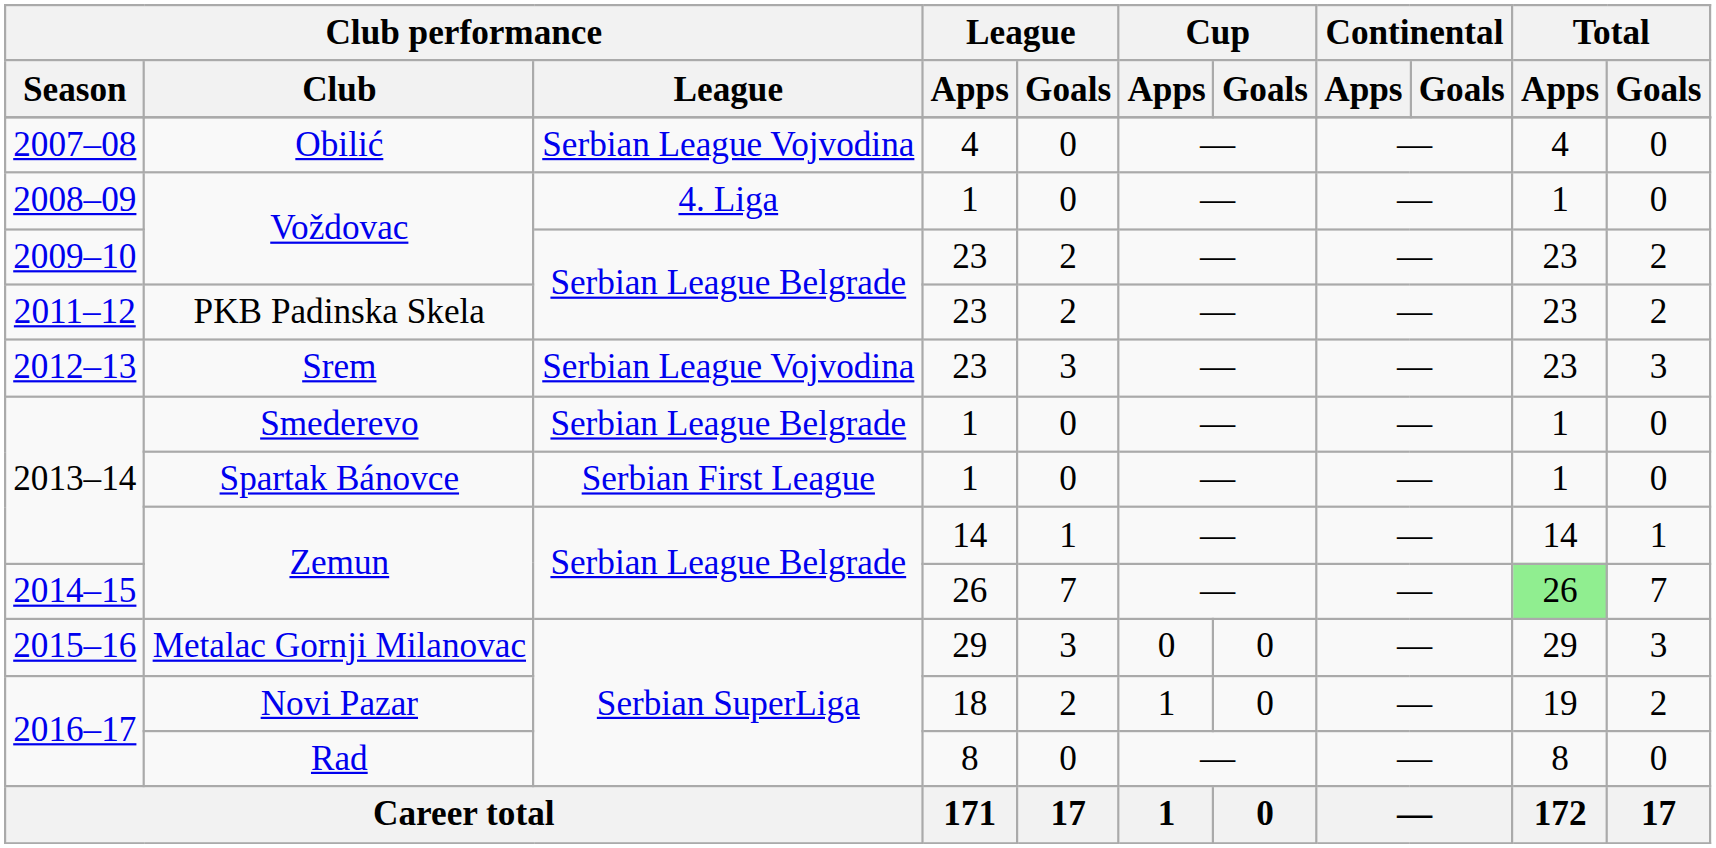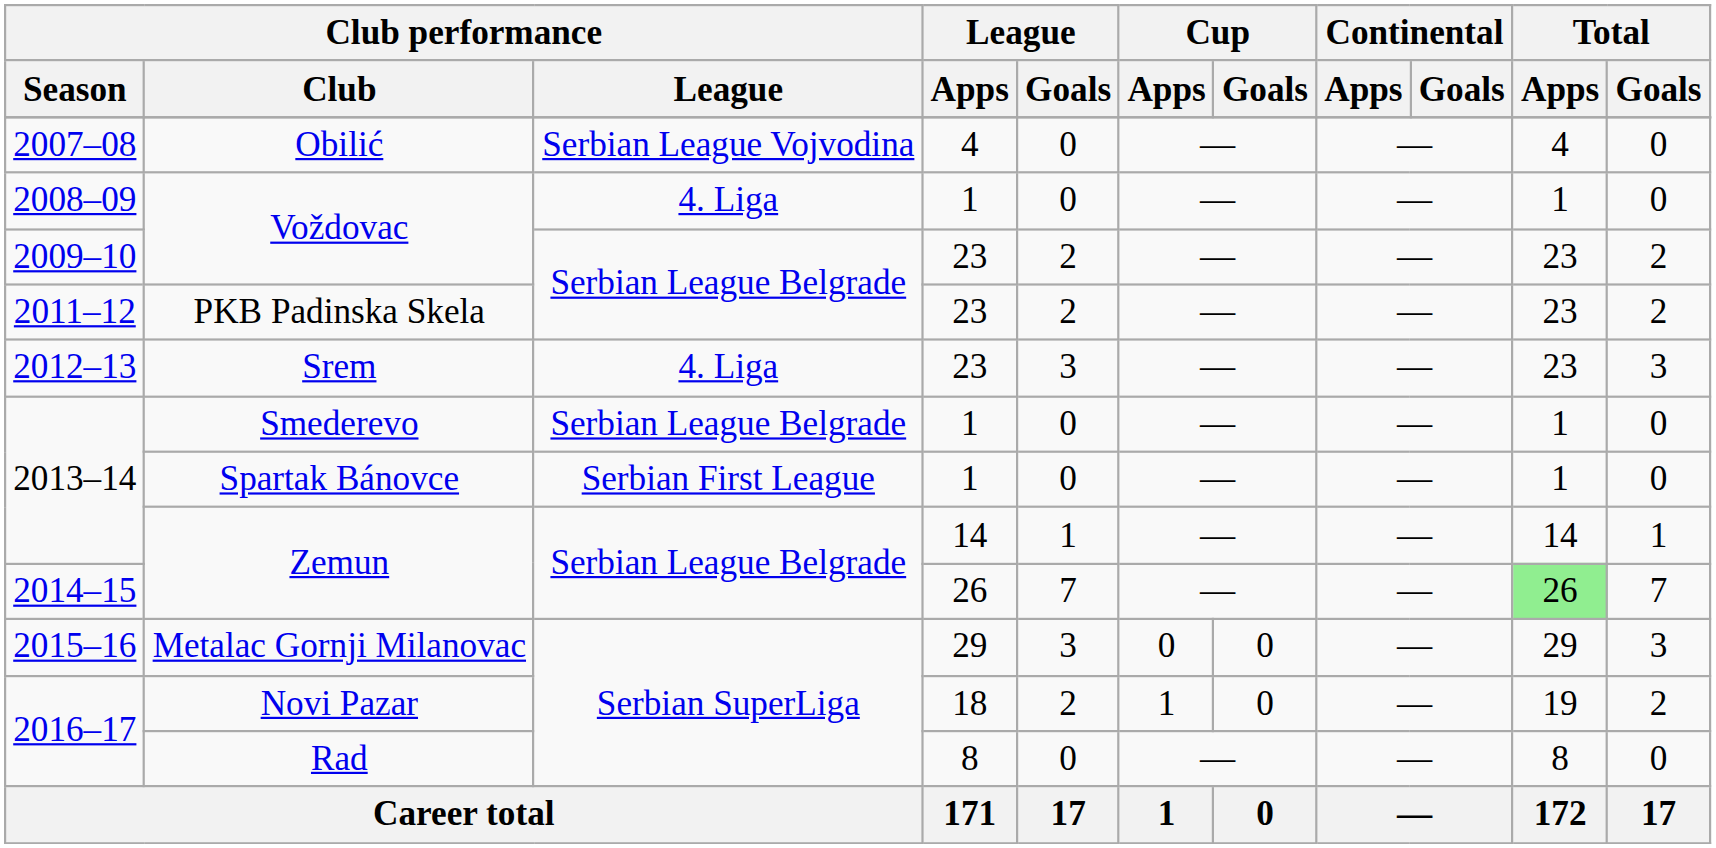(728, 367) Serbian League Vojvodina -> (728, 367) 4. Liga
